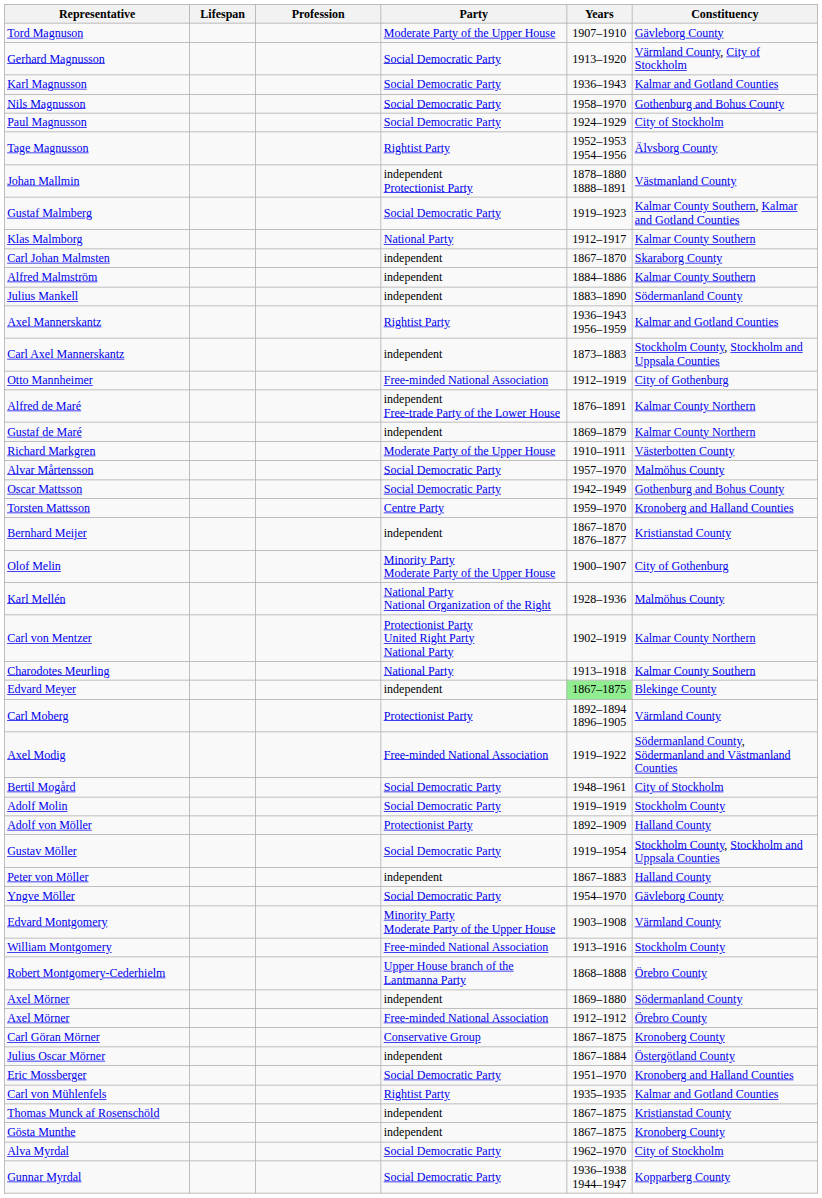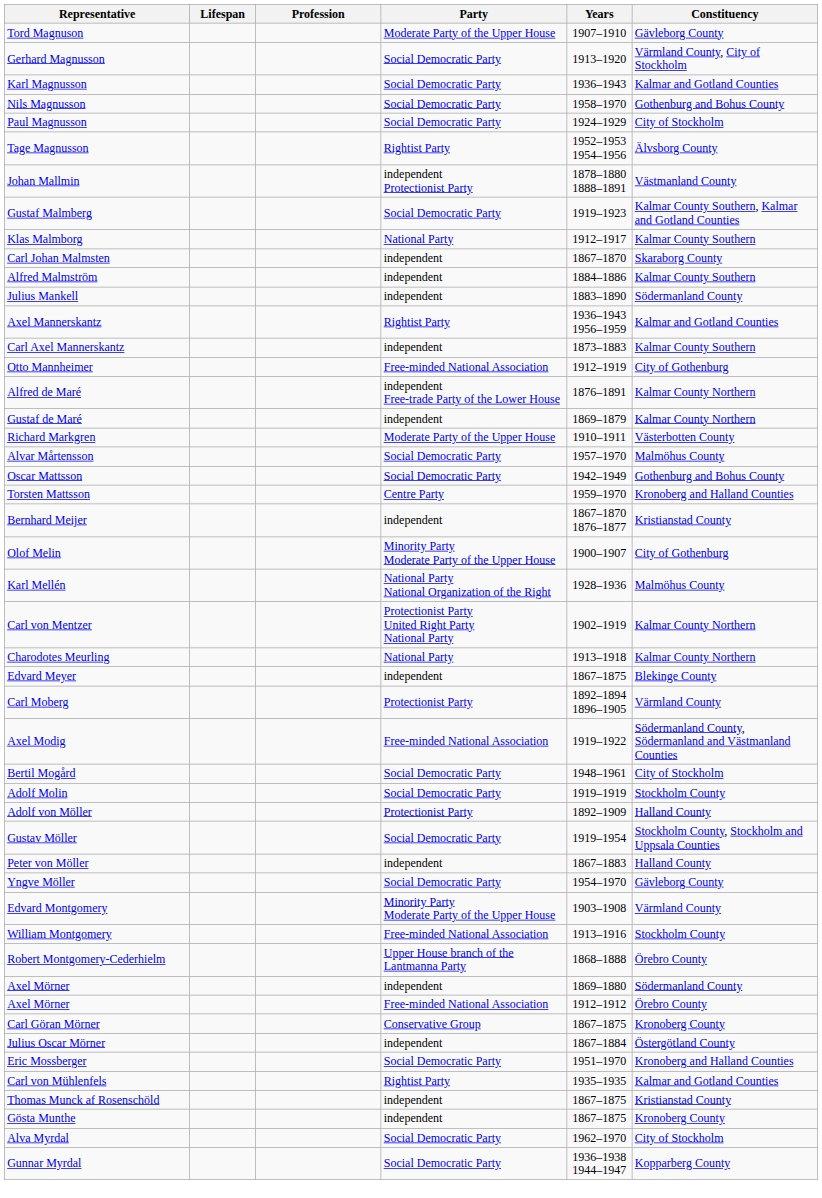(719, 354) Stockholm County, Stockholm and Uppsala Counties -> (695, 347) Kalmar County Southern
(695, 670) Kalmar County Southern -> (695, 657) Kalmar County Northern
(599, 689) lightgreen background -> (599, 676) no background
